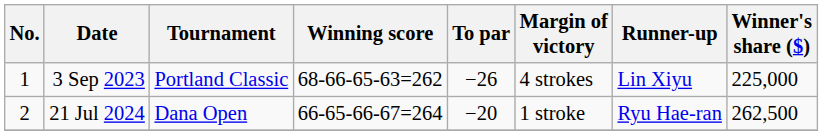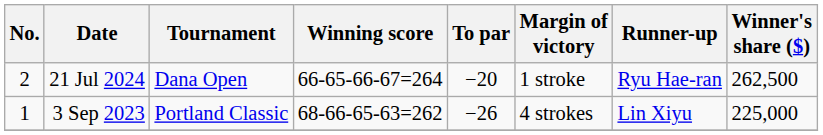rows swapped: (99, 79) <-> (97, 113)
